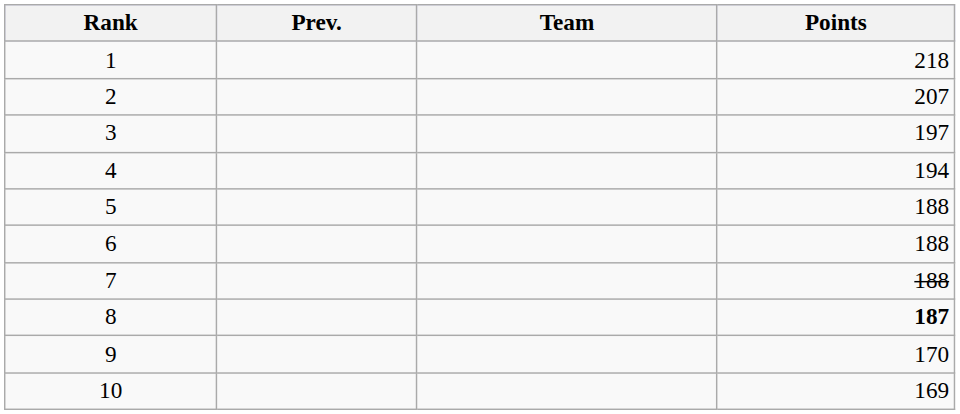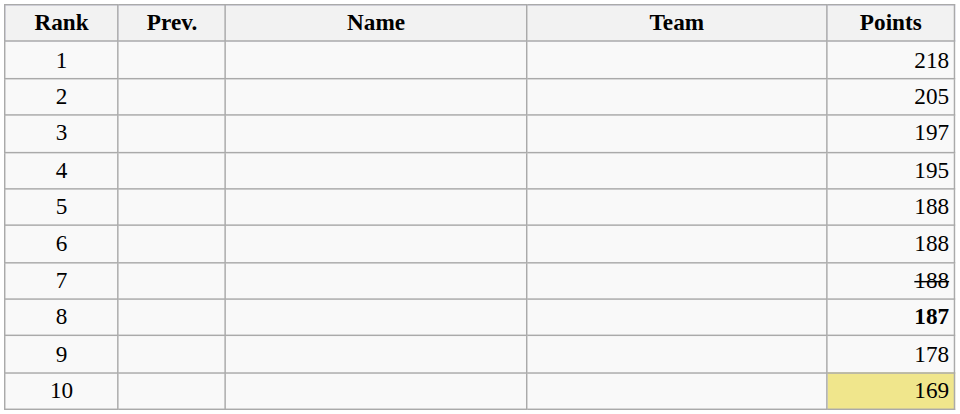+ column: (376, 22)
(932, 96) 207 -> (932, 96) 205
(932, 170) 194 -> (932, 170) 195
(932, 354) 170 -> (932, 354) 178
(932, 390) no background -> (932, 390) khaki background
